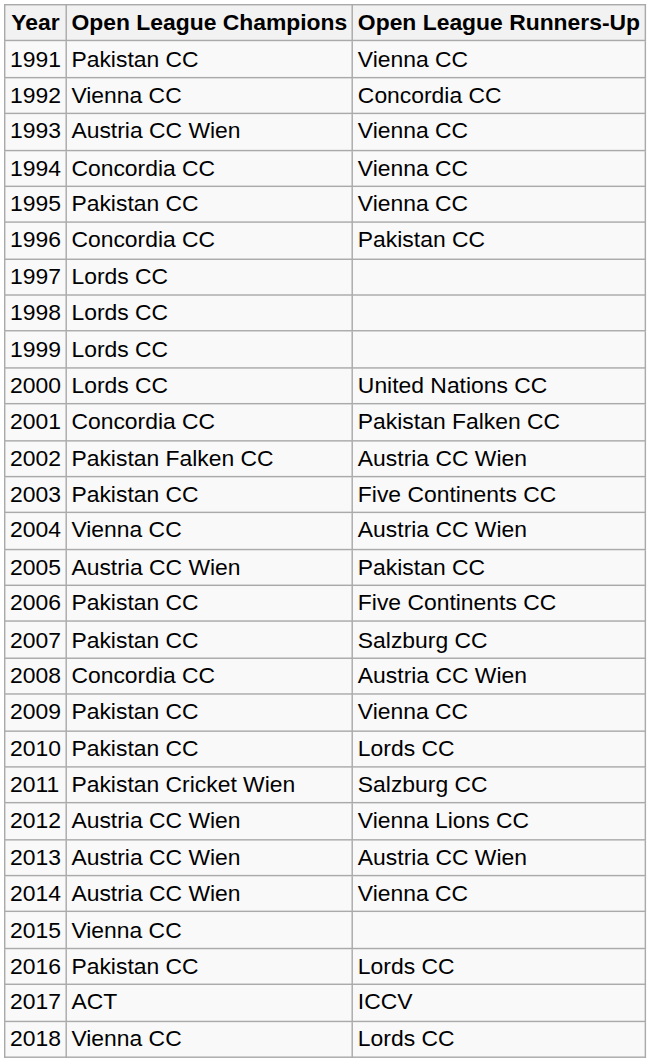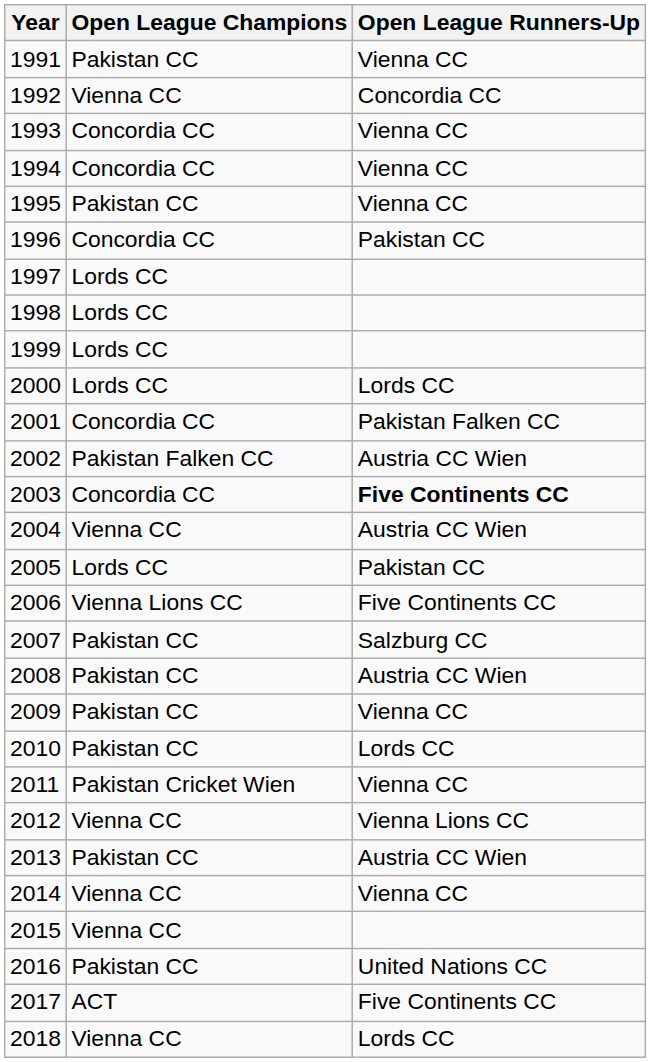(156, 131) Austria CC Wien -> (143, 131) Concordia CC
(453, 385) United Nations CC -> (406, 385) Lords CC
(135, 494) Pakistan CC -> (143, 494) Concordia CC
(457, 494) normal -> (463, 494) bold
(156, 566) Austria CC Wien -> (120, 566) Lords CC
(135, 603) Pakistan CC -> (157, 603) Vienna Lions CC
(143, 675) Concordia CC -> (135, 675) Pakistan CC
(423, 784) Salzburg CC -> (413, 784) Vienna CC
(156, 820) Austria CC Wien -> (127, 820) Vienna CC
(156, 857) Austria CC Wien -> (135, 857) Pakistan CC
(156, 893) Austria CC Wien -> (127, 893) Vienna CC
(406, 966) Lords CC -> (453, 966) United Nations CC
(385, 1002) ICCV -> (457, 1002) Five Continents CC
